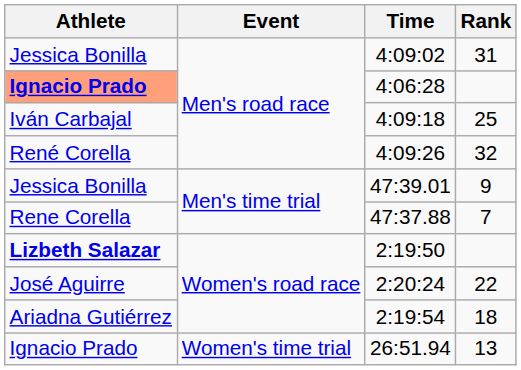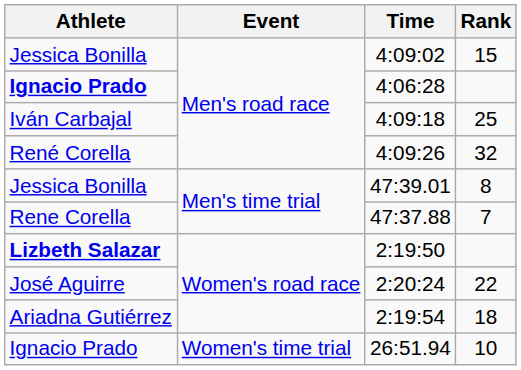(486, 54) 31 -> (486, 54) 15
(78, 87) lightsalmon background -> (78, 87) no background
(486, 185) 9 -> (486, 185) 8
(486, 349) 13 -> (486, 349) 10
